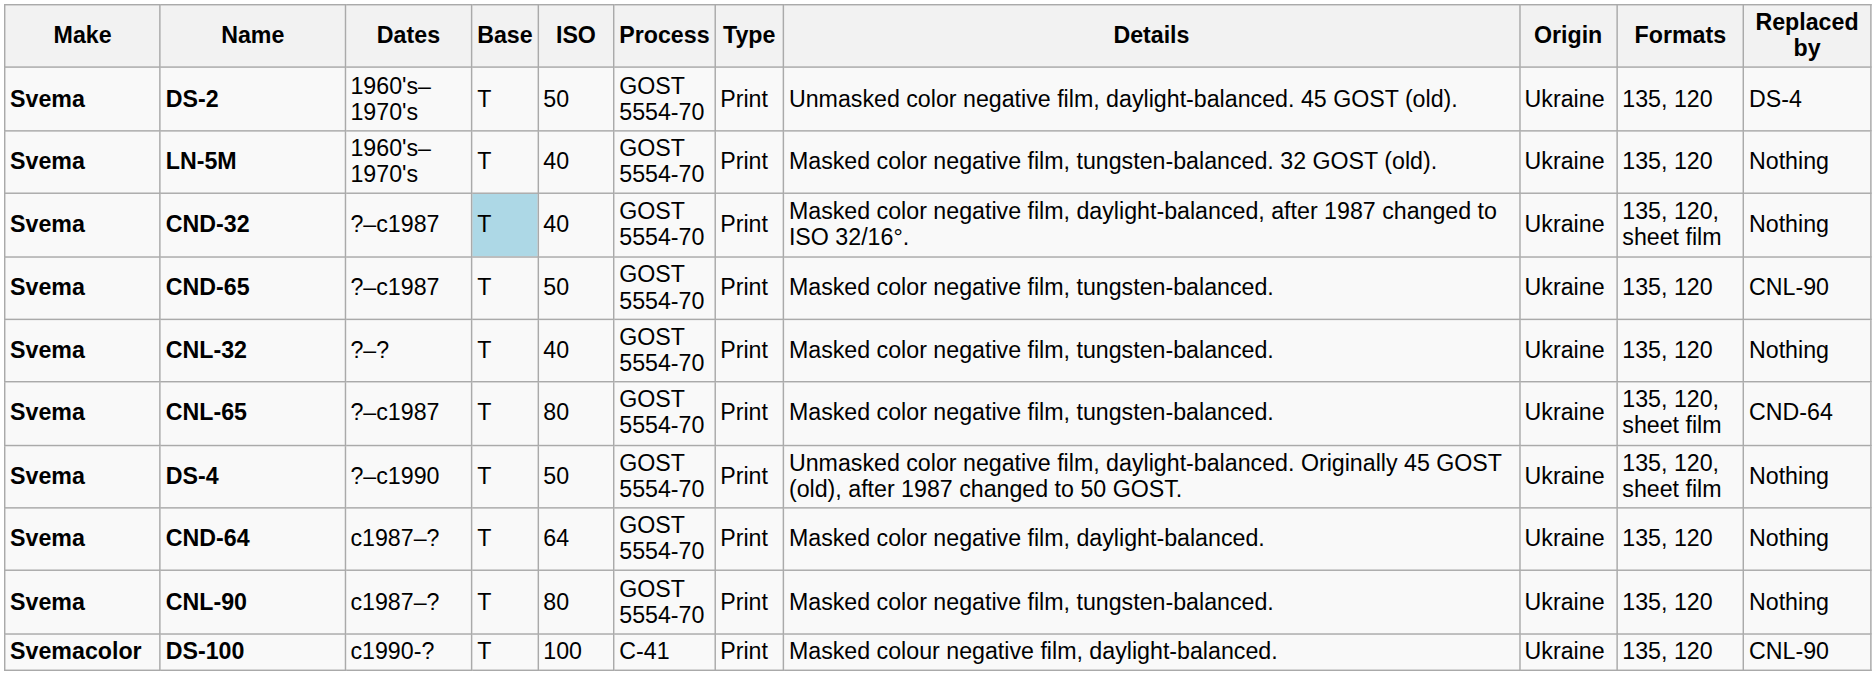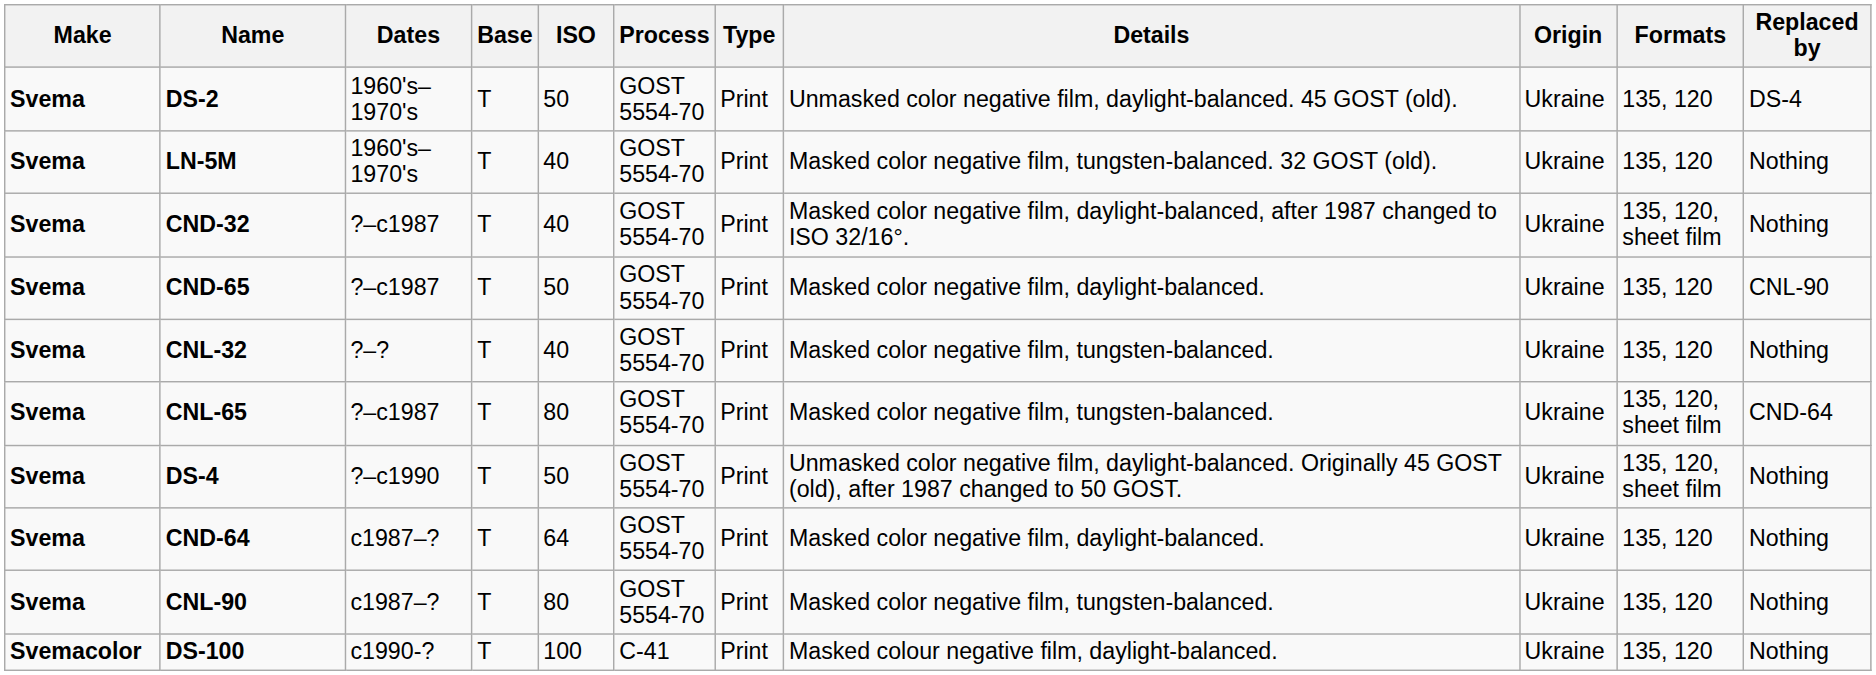(484, 224) lightblue background -> (484, 224) no background
(1031, 287) Masked color negative film, tungsten-balanced. -> (1027, 287) Masked color negative film, daylight-balanced.
(1789, 651) CNL-90 -> (1789, 651) Nothing
